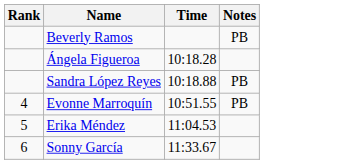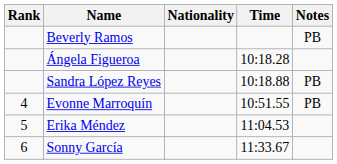+ column: (201, 15)
